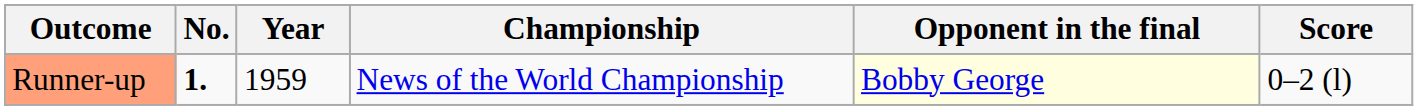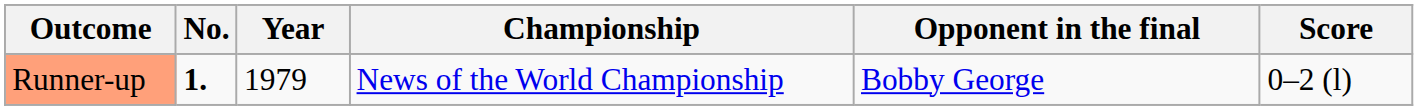(275, 79) 1959 -> (275, 79) 1979
(953, 79) lightyellow background -> (953, 79) no background
